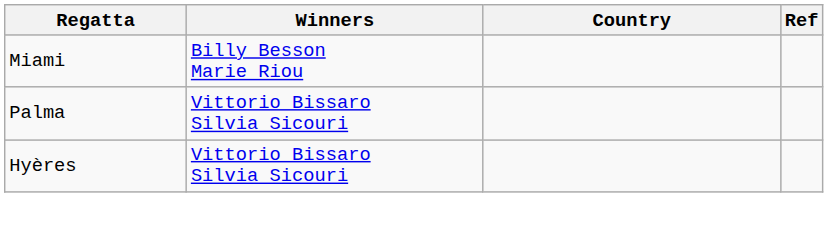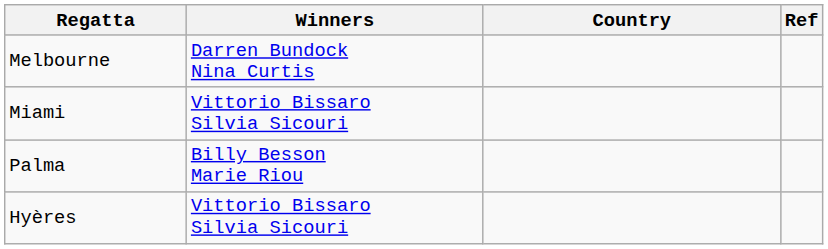+ row: (60, 61)
(258, 61) Billy Besson Marie Riou -> (281, 113) Vittorio Bissaro Silvia Sicouri
(281, 113) Vittorio Bissaro Silvia Sicouri -> (258, 166) Billy Besson Marie Riou
